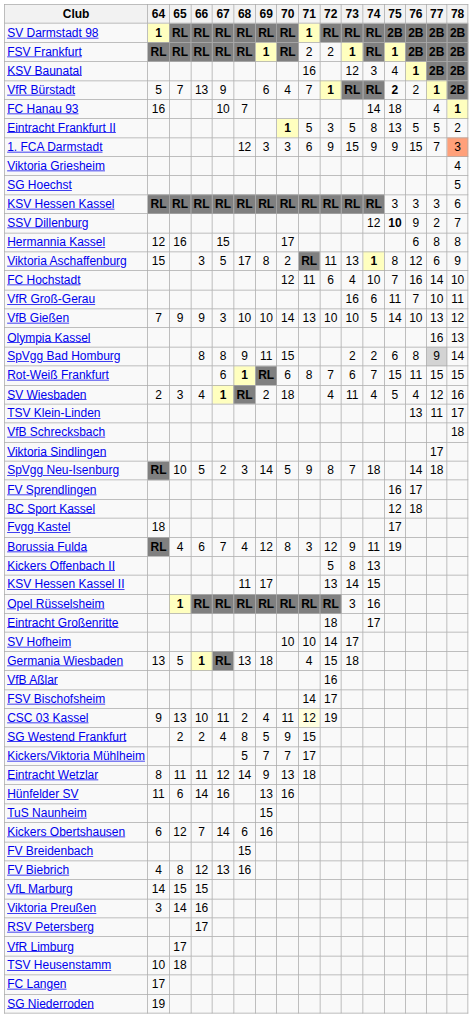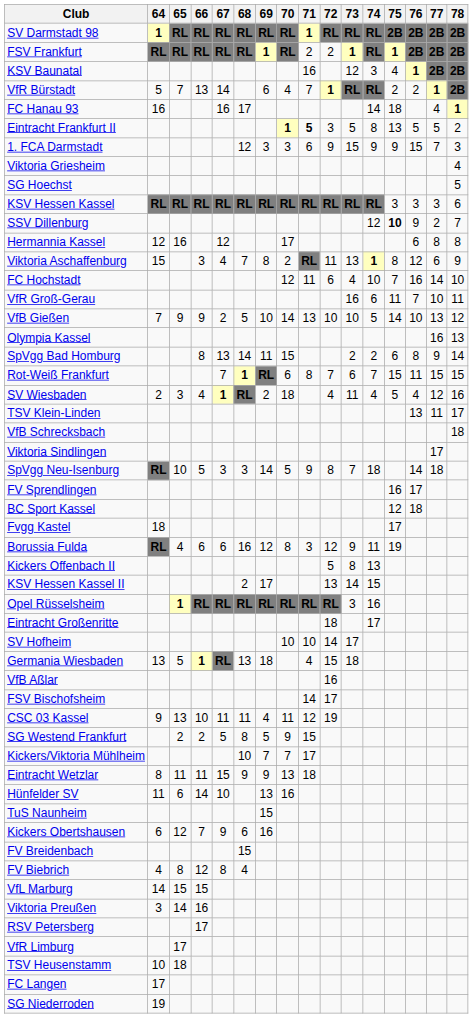(223, 90) 9 -> (223, 90) 14
(395, 90) bold -> (395, 90) normal
(223, 109) 10 -> (223, 109) 16
(245, 109) 7 -> (245, 109) 17
(309, 128) normal -> (309, 128) bold
(458, 147) lightsalmon background -> (458, 147) no background
(223, 242) 15 -> (223, 242) 12
(223, 261) 5 -> (223, 261) 4
(245, 261) 17 -> (245, 261) 7
(223, 318) 3 -> (223, 318) 2
(245, 318) 10 -> (245, 318) 5
(223, 356) 8 -> (223, 356) 13
(245, 356) 9 -> (245, 356) 14
(437, 356) lightgrey background -> (437, 356) no background
(223, 375) 6 -> (223, 375) 7
(223, 470) 2 -> (223, 470) 3
(223, 546) 7 -> (223, 546) 6
(245, 546) 4 -> (245, 546) 16
(245, 584) 11 -> (245, 584) 2
(245, 718) 2 -> (245, 718) 11
(309, 718) lightyellow background -> (309, 718) no background
(223, 737) 4 -> (223, 737) 5
(245, 756) 5 -> (245, 756) 10
(223, 775) 12 -> (223, 775) 15
(245, 775) 14 -> (245, 775) 9
(223, 794) 16 -> (223, 794) 10
(223, 832) 14 -> (223, 832) 9
(223, 870) 13 -> (223, 870) 8
(245, 870) 16 -> (245, 870) 4
